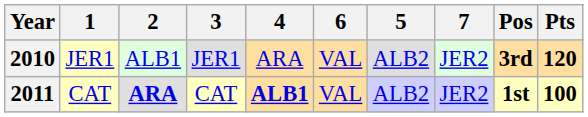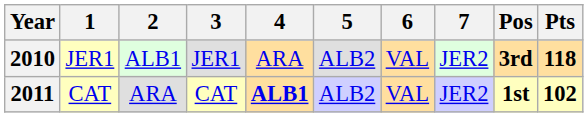columns swapped: (401, 22) <-> (341, 22)
(560, 58) 120 -> (560, 58) 118
(153, 93) bold -> (153, 93) normal
(560, 93) 100 -> (560, 93) 102
